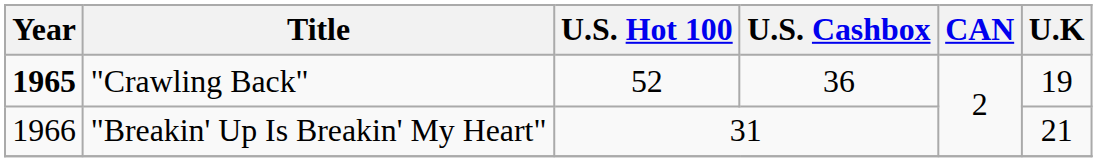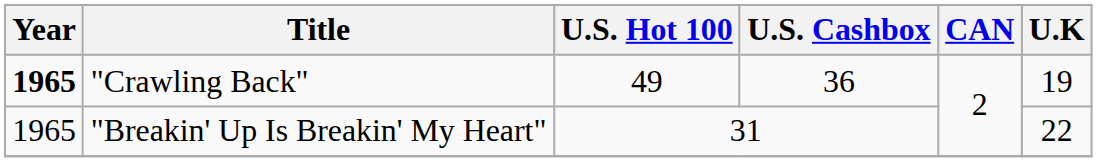(647, 80) 52 -> (647, 80) 49
(44, 130) 1966 -> (44, 130) 1965
(1057, 130) 21 -> (1057, 130) 22
